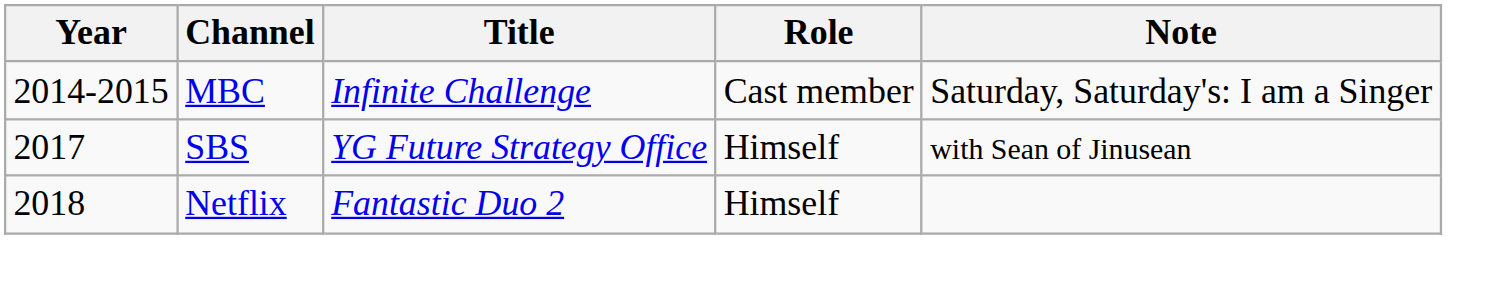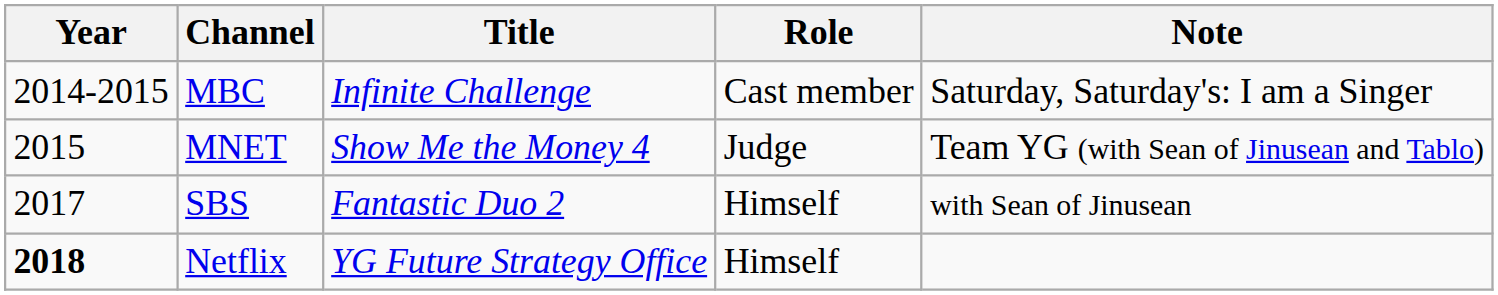+ row: (236, 146)
(519, 146) YG Future Strategy Office -> (448, 203) Fantastic Duo 2
(49, 203) normal -> (49, 260) bold
(448, 203) Fantastic Duo 2 -> (519, 260) YG Future Strategy Office
